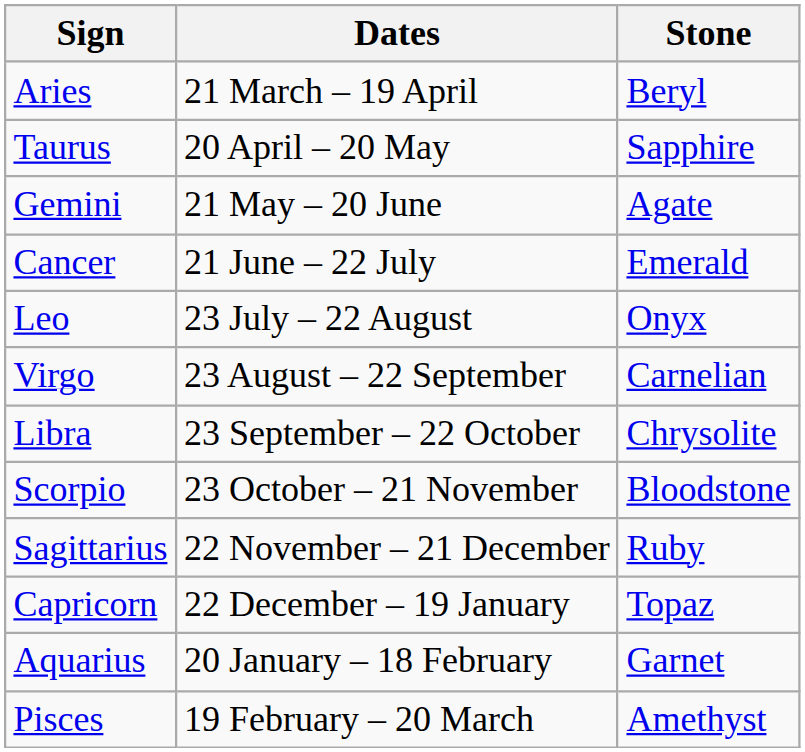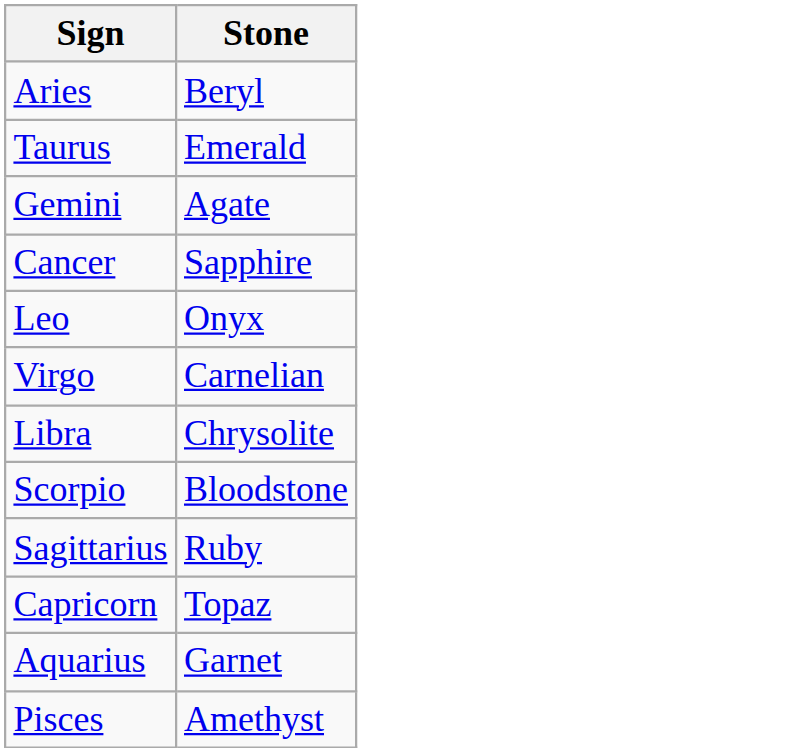- column: (397, 33)
(690, 147) Sapphire -> (245, 147) Emerald
(687, 261) Emerald -> (248, 261) Sapphire
